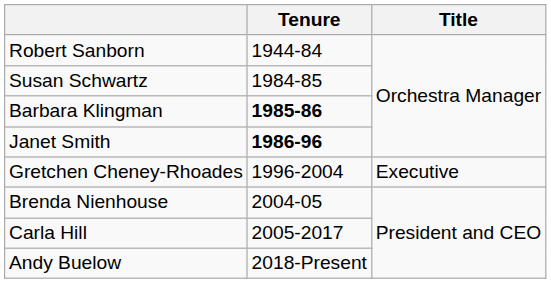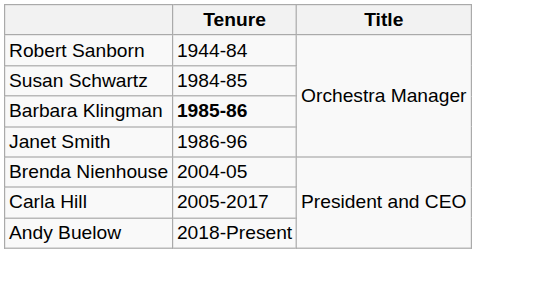(287, 141) bold -> (212, 141) normal
- row: (126, 171)
